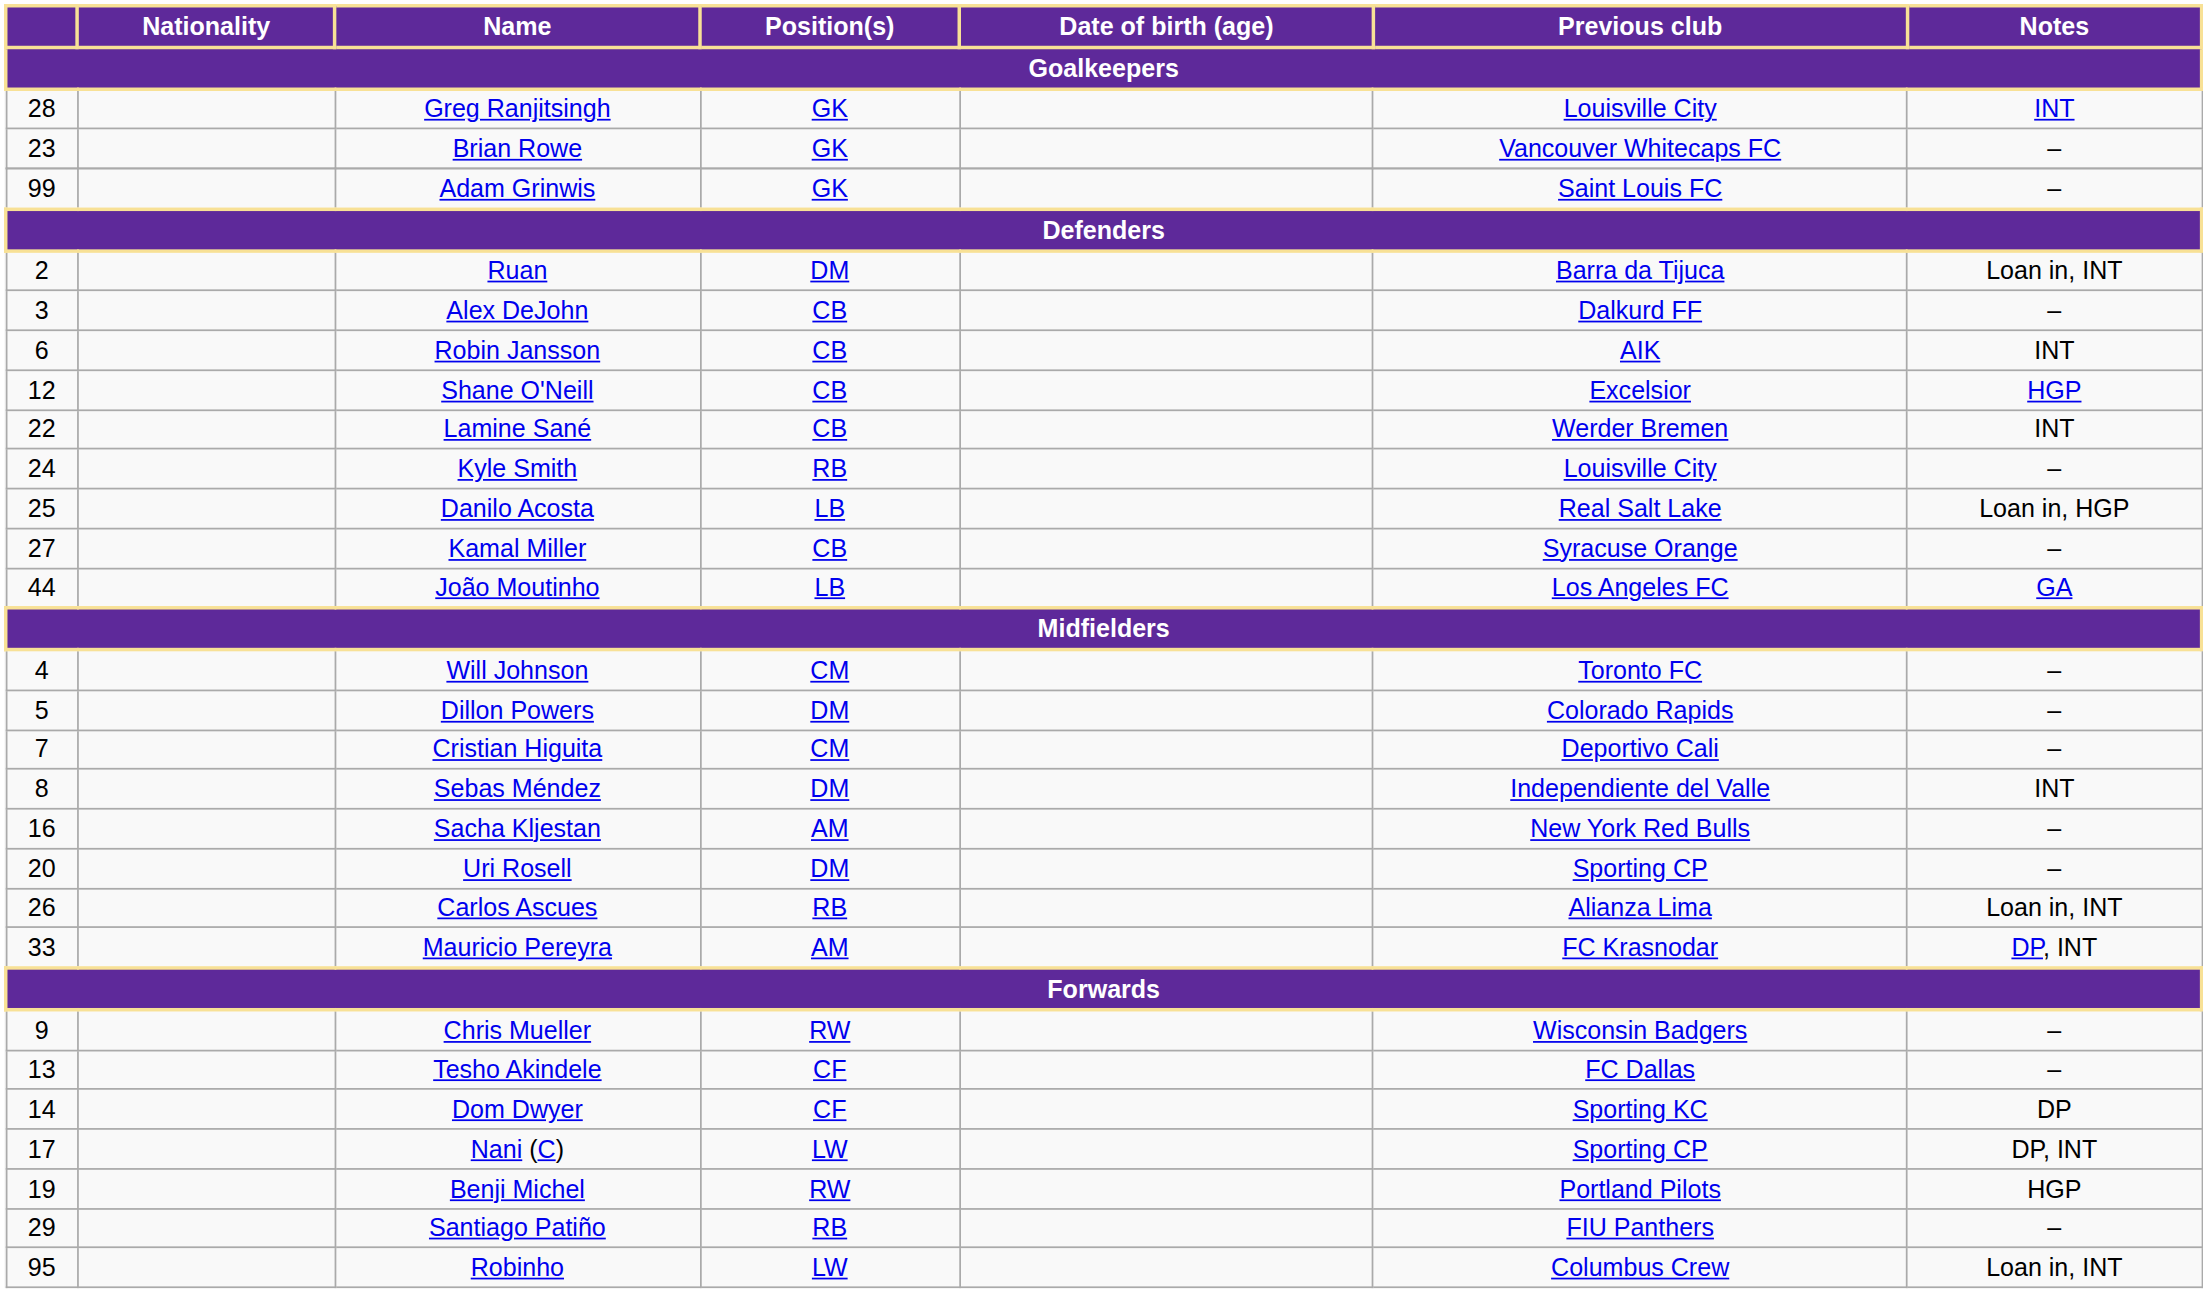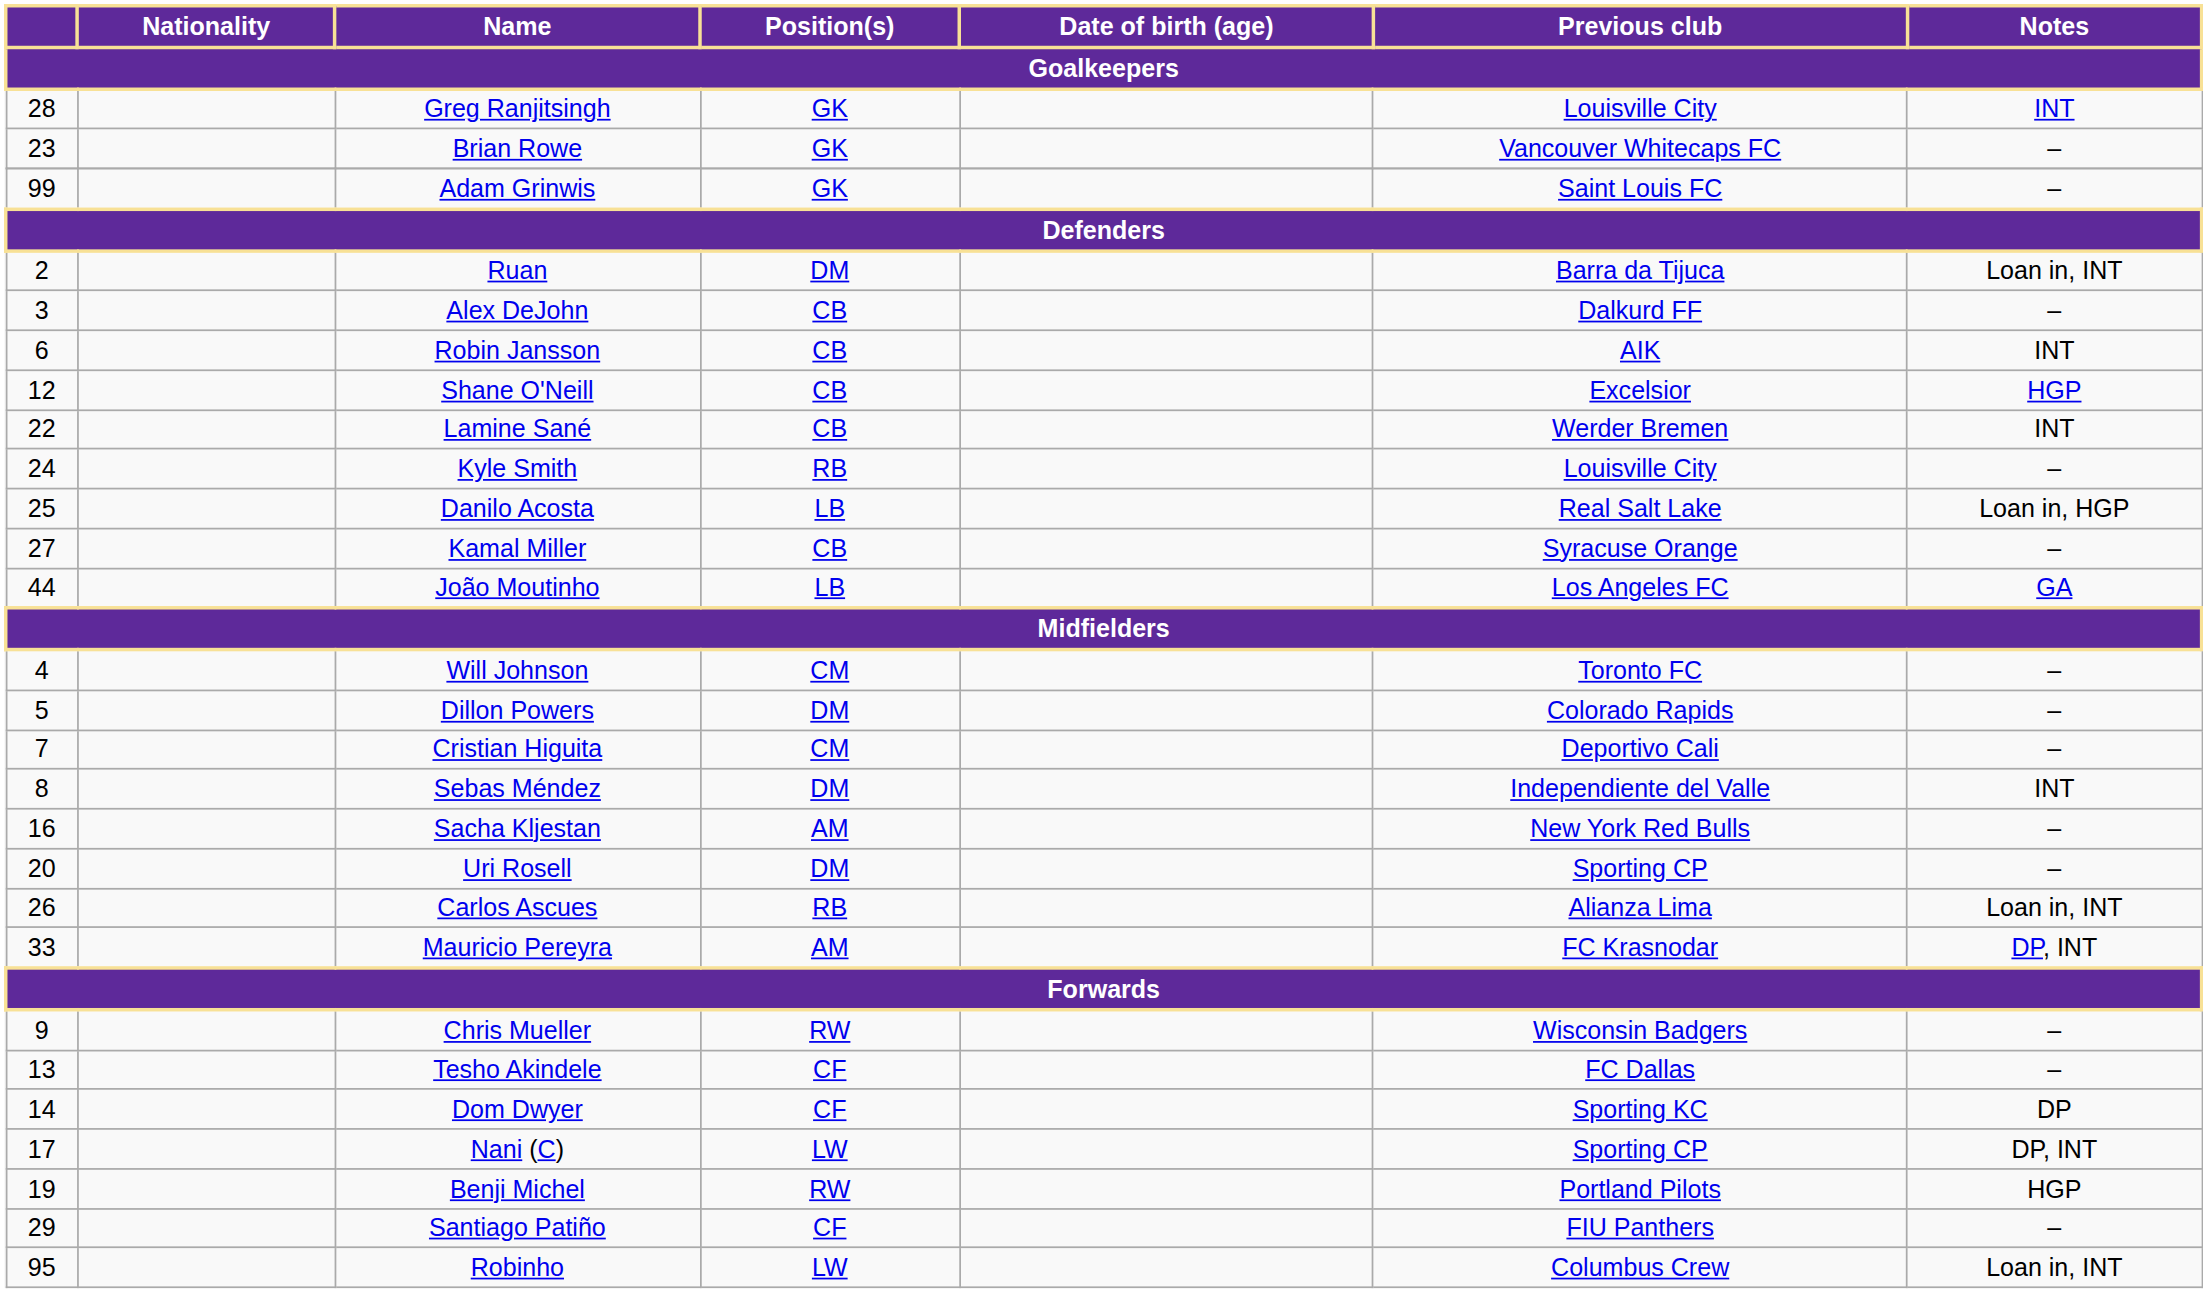(830, 1228) RB -> (830, 1228) CF
